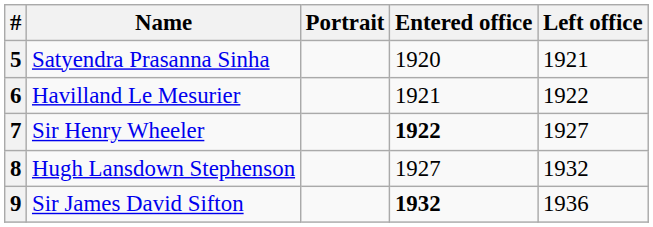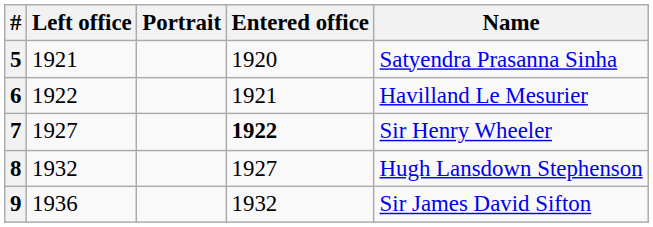columns swapped: (164, 22) <-> (593, 22)
(418, 204) bold -> (254, 204) normal
